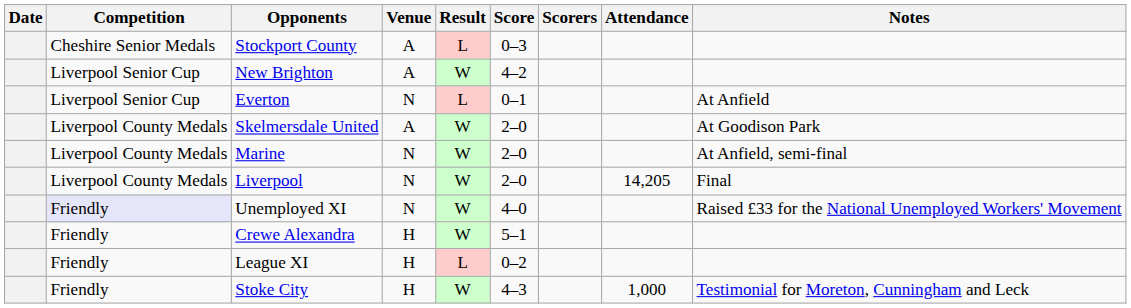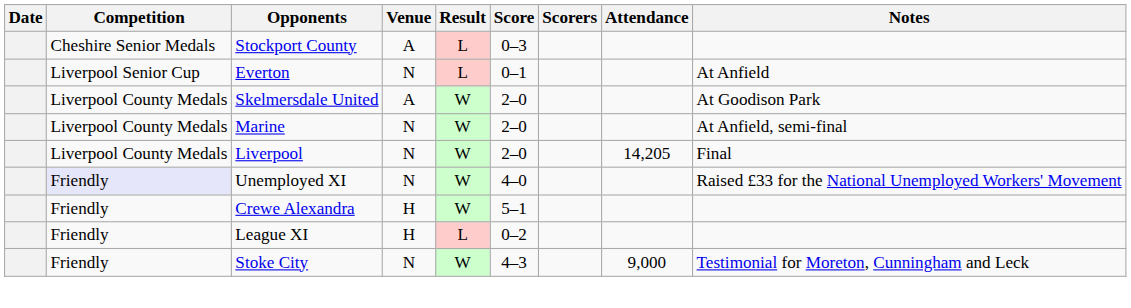- row: (284, 72)
(409, 289) H -> (409, 262) N
(647, 289) 1,000 -> (647, 262) 9,000
